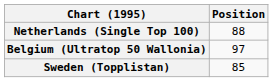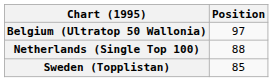rows swapped: (107, 49) <-> (107, 31)
